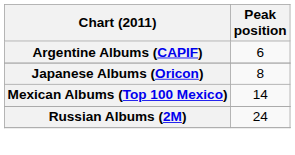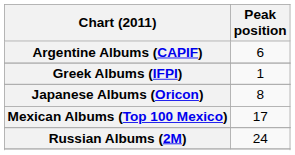+ row: (118, 73)
(260, 95) 14 -> (260, 116) 17
